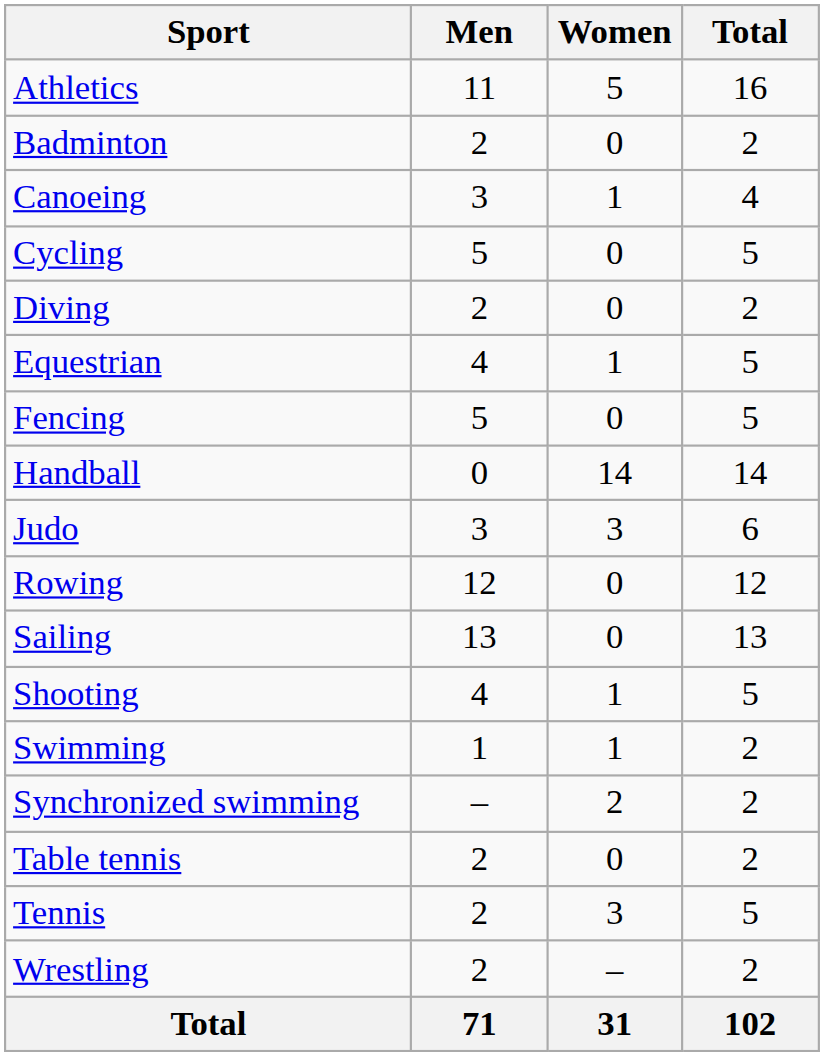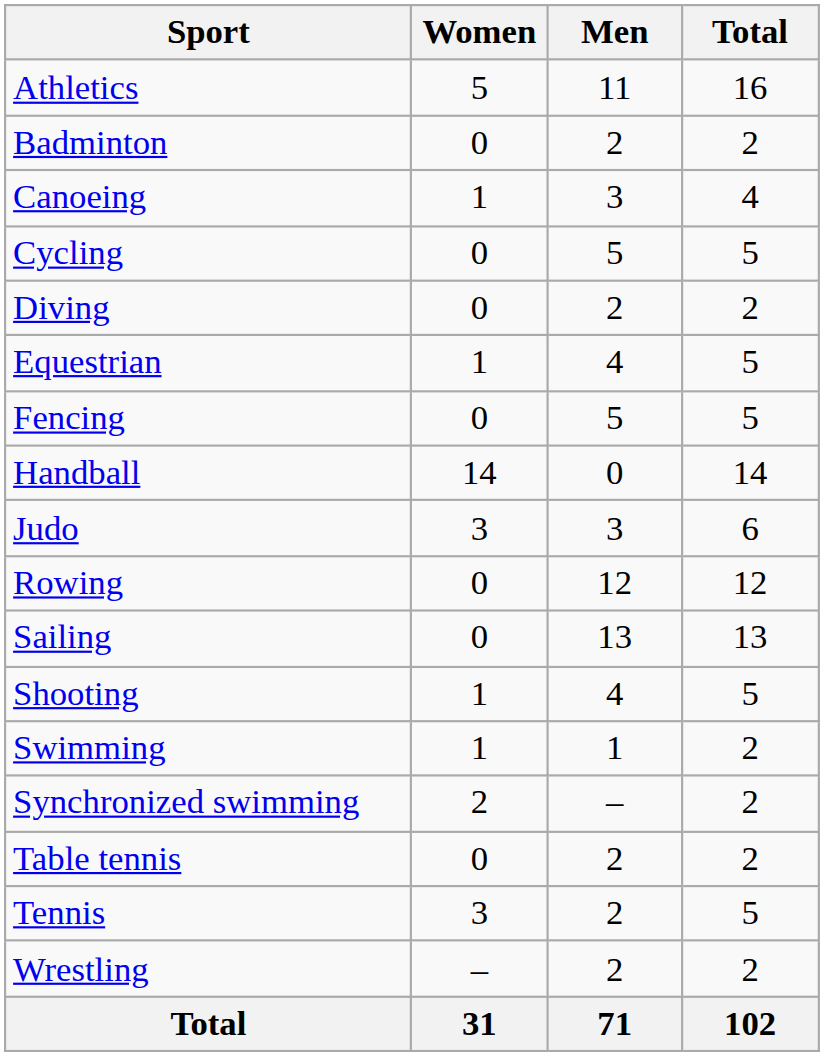columns swapped: (479, 32) <-> (615, 32)
